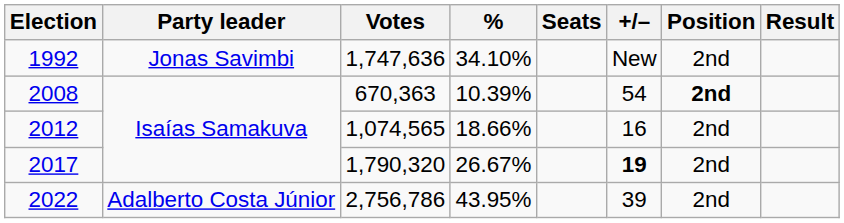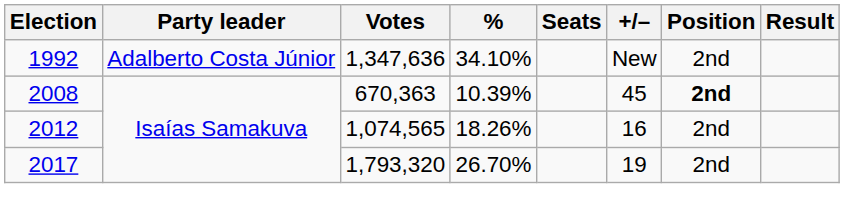(221, 57) Jonas Savimbi -> (221, 57) Adalberto Costa Júnior
(395, 57) 1,747,636 -> (395, 57) 1,347,636
(634, 93) 54 -> (634, 93) 45
(493, 128) 18.66% -> (493, 128) 18.26%
(395, 164) 1,790,320 -> (395, 164) 1,793,320
(493, 164) 26.67% -> (493, 164) 26.70%
(634, 164) bold -> (634, 164) normal
- row: (53, 199)
